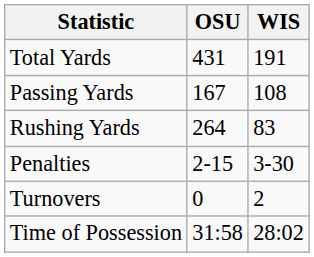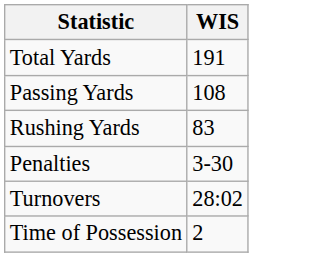- column: (218, 22)
(259, 198) 2 -> (218, 198) 28:02
(279, 233) 28:02 -> (198, 233) 2
